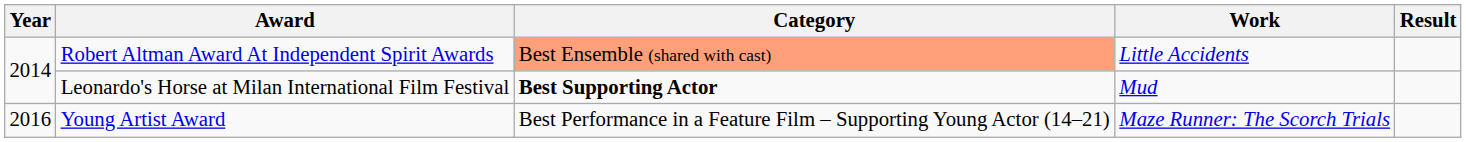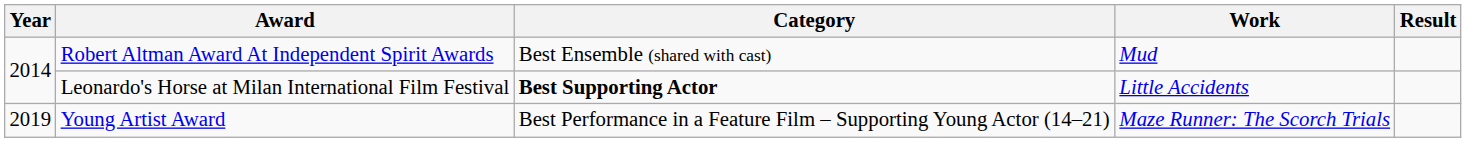(645, 53) lightsalmon background -> (645, 53) no background
(1184, 53) Little Accidents -> (1138, 53) Mud
(1138, 86) Mud -> (1184, 86) Little Accidents
(30, 119) 2016 -> (30, 119) 2019
